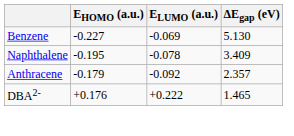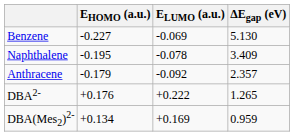(237, 94) 1.465 -> (244, 94) 1.265
+ row: (41, 118)
